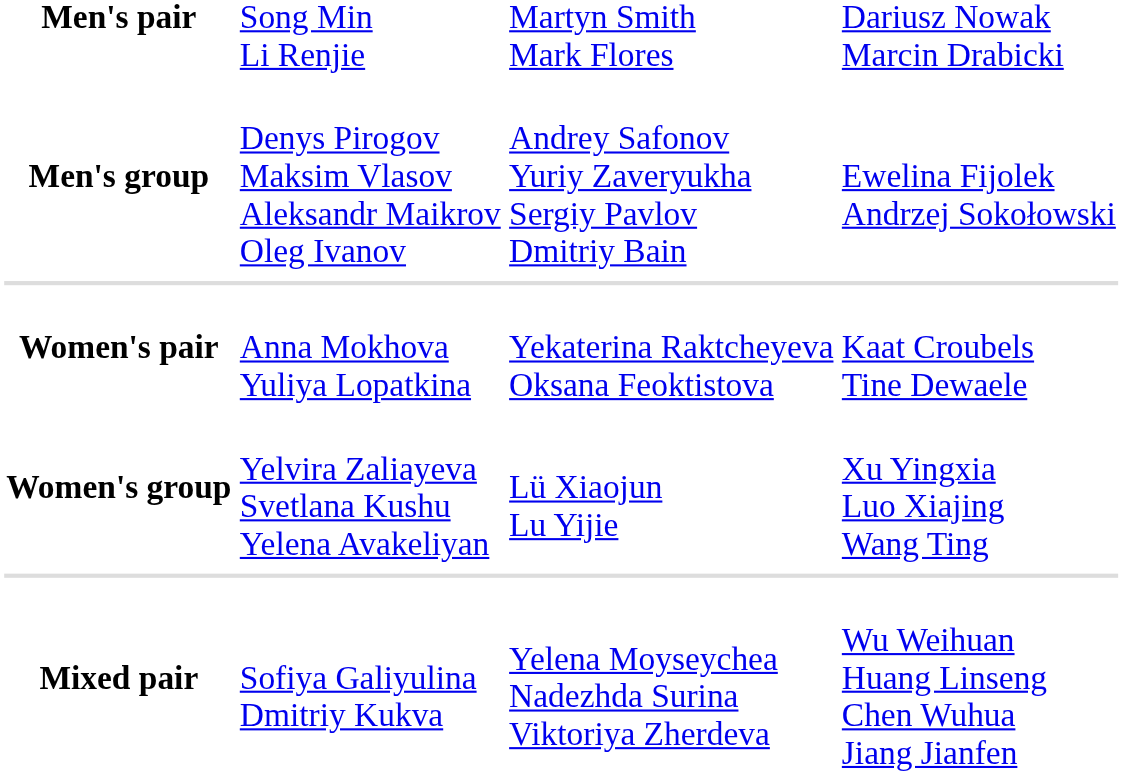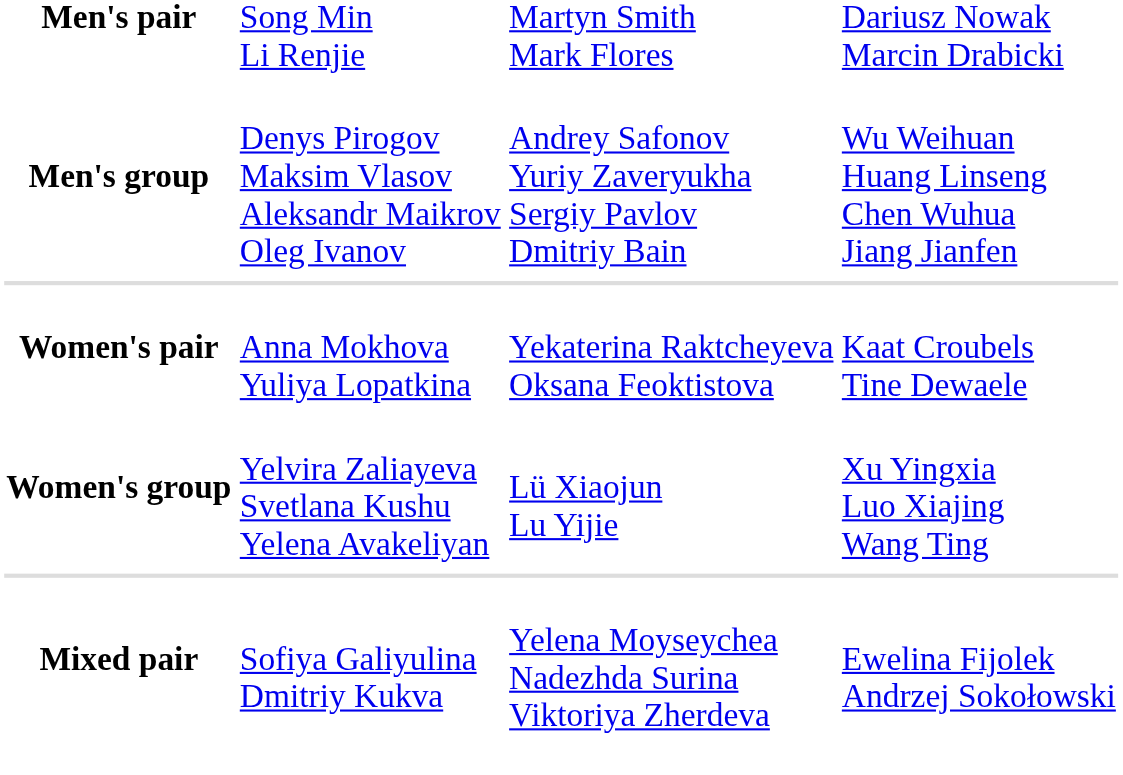(979, 194) Ewelina Fijolek Andrzej Sokołowski -> (944, 194) Wu Weihuan Huang Linseng Chen Wuhua Jiang Jianfen
(944, 696) Wu Weihuan Huang Linseng Chen Wuhua Jiang Jianfen -> (979, 677) Ewelina Fijolek Andrzej Sokołowski
